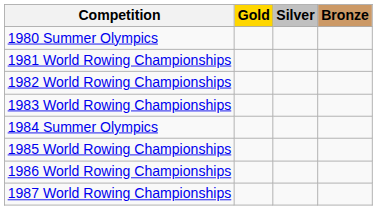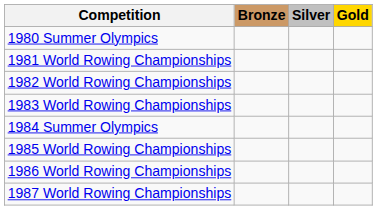columns swapped: (254, 15) <-> (345, 15)
